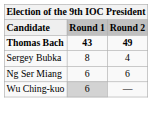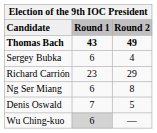(87, 58) 8 -> (92, 58) 6
+ row: (38, 74)
(128, 74) 6 -> (132, 89) 8
+ row: (34, 105)
